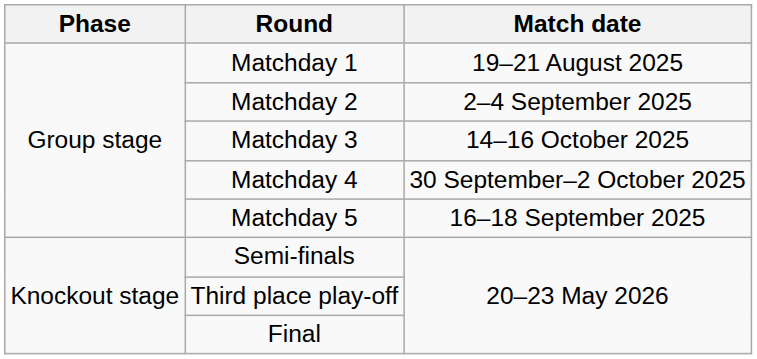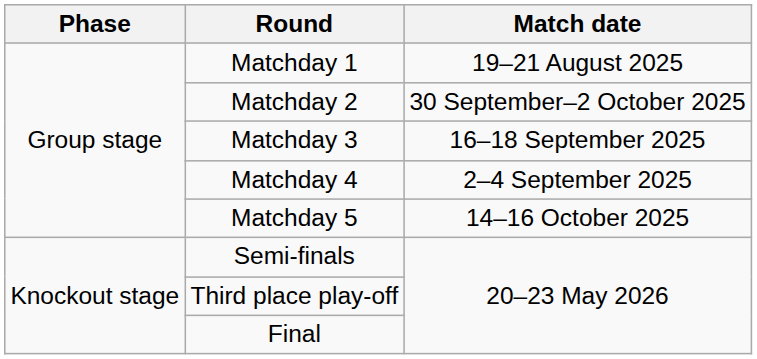(578, 101) 2–4 September 2025 -> (578, 101) 30 September–2 October 2025
(578, 140) 14–16 October 2025 -> (578, 140) 16–18 September 2025
(578, 179) 30 September–2 October 2025 -> (578, 179) 2–4 September 2025
(578, 218) 16–18 September 2025 -> (578, 218) 14–16 October 2025
